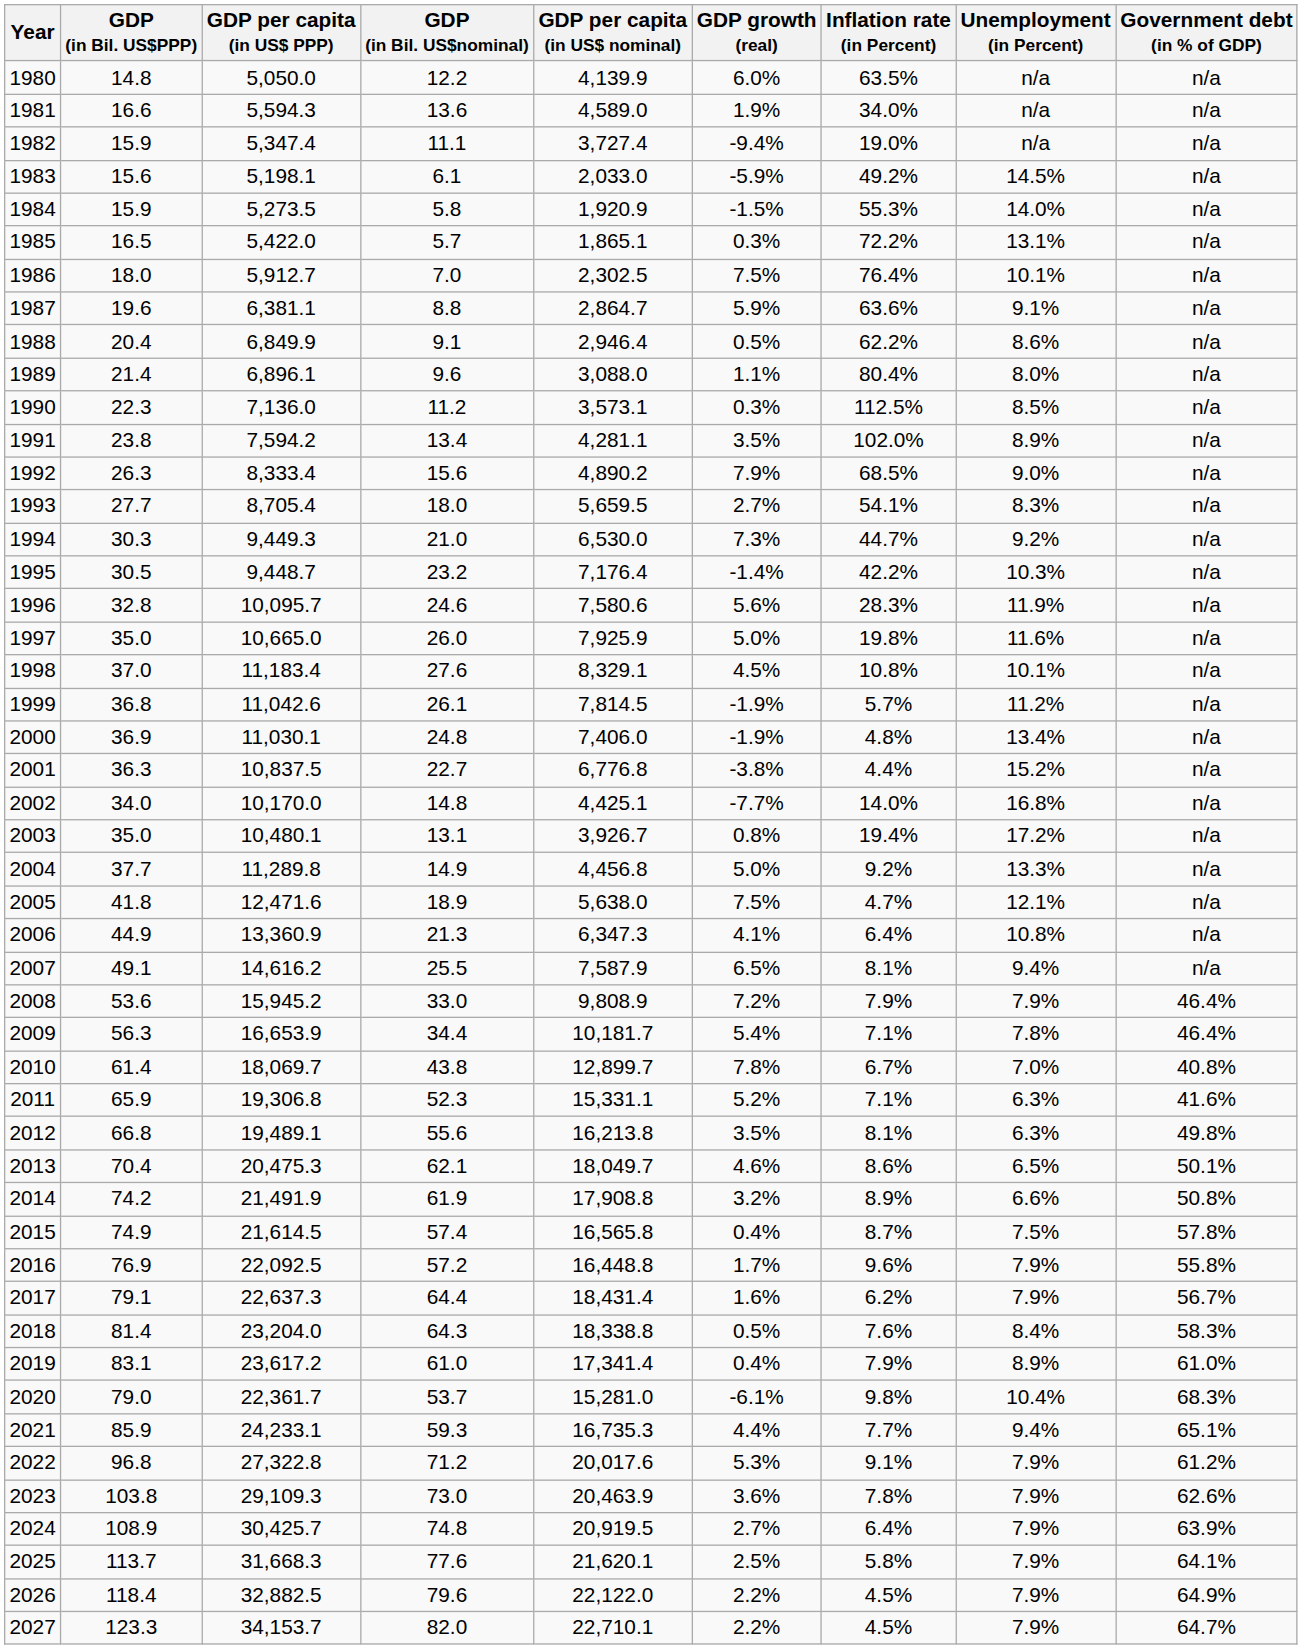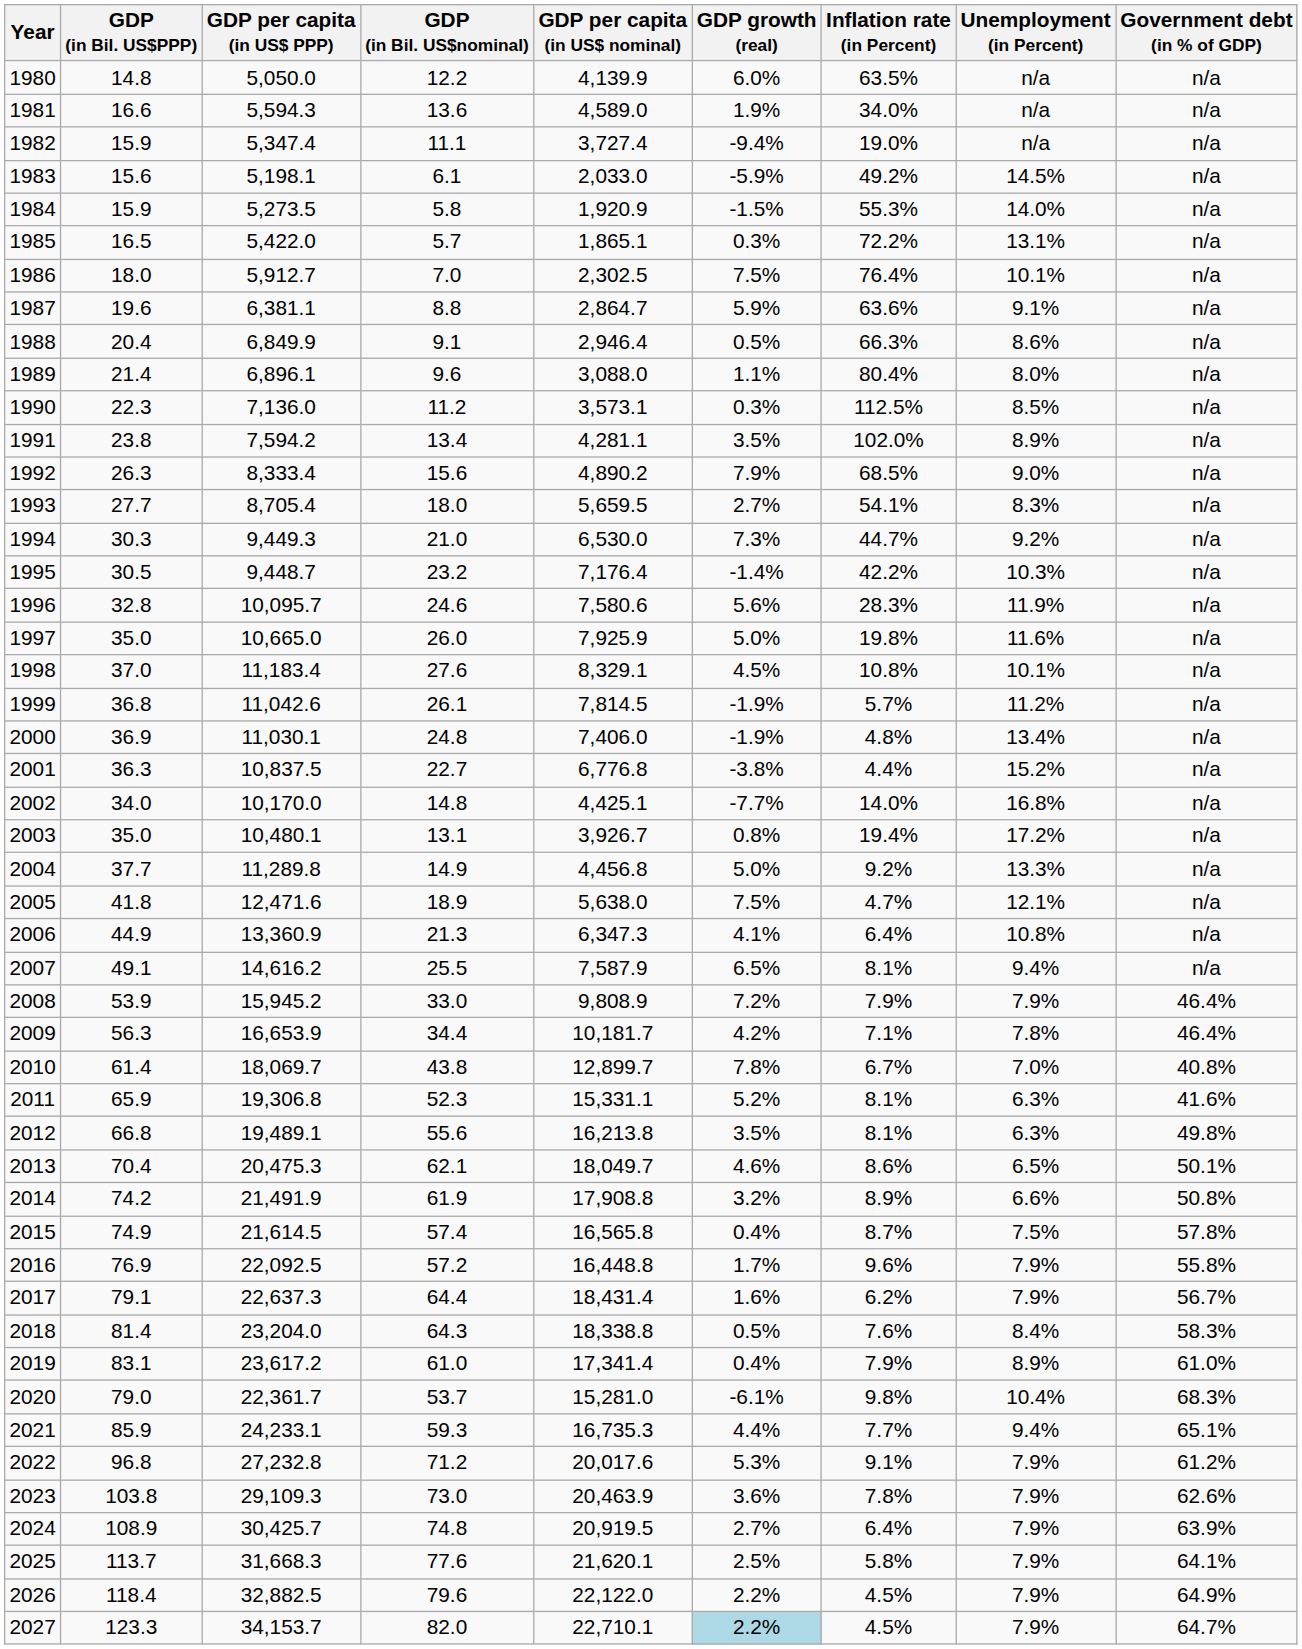(889, 341) 62.2% -> (889, 341) 66.3%
(131, 1001) 53.6 -> (131, 1001) 53.9
(757, 1034) 5.4% -> (757, 1034) 4.2%
(889, 1099) 7.1% -> (889, 1099) 8.1%
(281, 1462) 27,322.8 -> (281, 1462) 27,232.8
(757, 1627) no background -> (757, 1627) lightblue background
